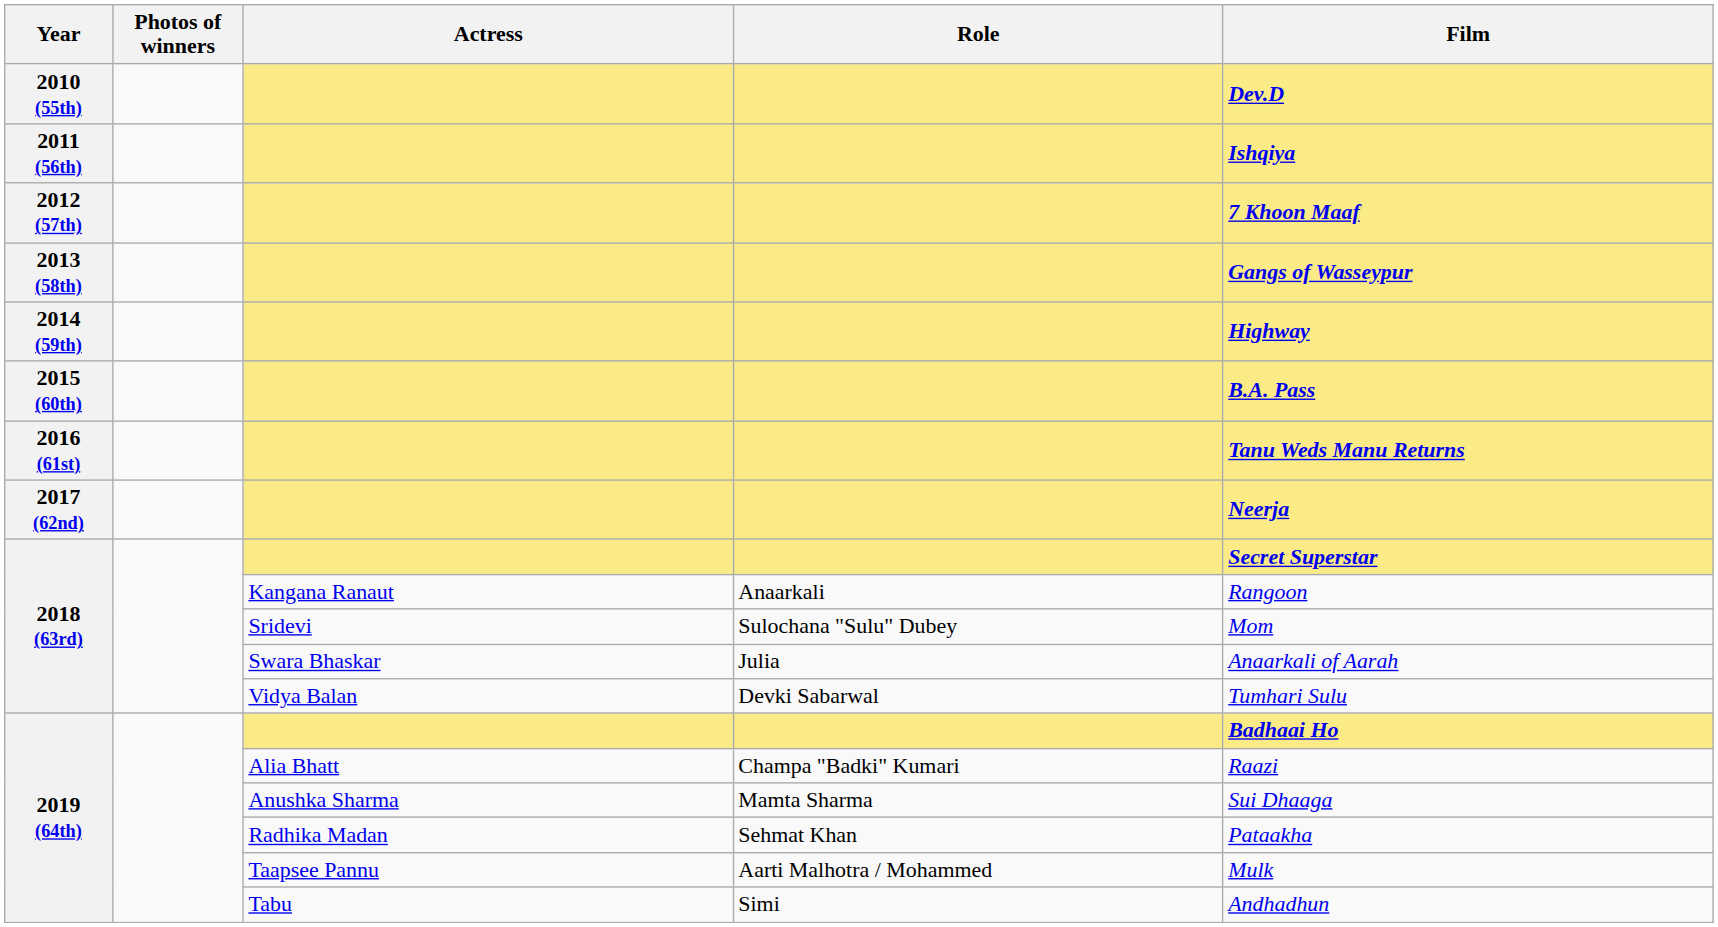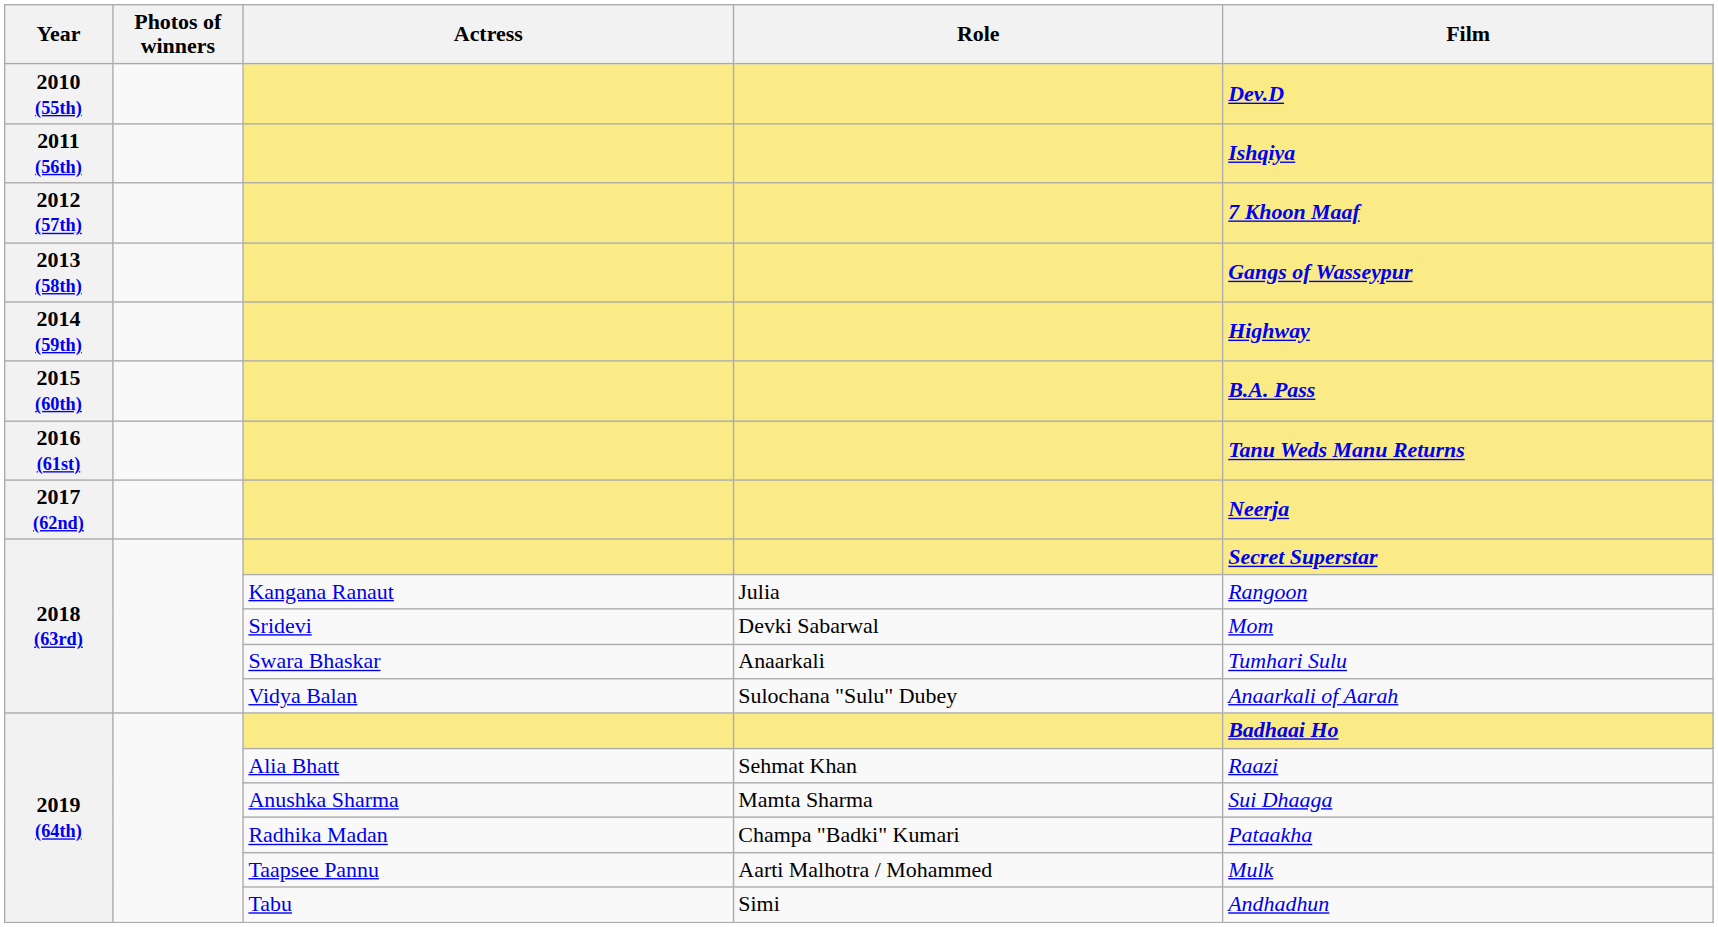(782, 591) Anaarkali -> (759, 591) Julia
(848, 626) Sulochana "Sulu" Dubey -> (809, 626) Devki Sabarwal
(759, 660) Julia -> (782, 660) Anaarkali
(1313, 660) Anaarkali of Aarah -> (1288, 660) Tumhari Sulu
(809, 695) Devki Sabarwal -> (848, 695) Sulochana "Sulu" Dubey
(1288, 695) Tumhari Sulu -> (1313, 695) Anaarkali of Aarah
(849, 765) Champa "Badki" Kumari -> (798, 765) Sehmat Khan
(798, 834) Sehmat Khan -> (849, 834) Champa "Badki" Kumari
